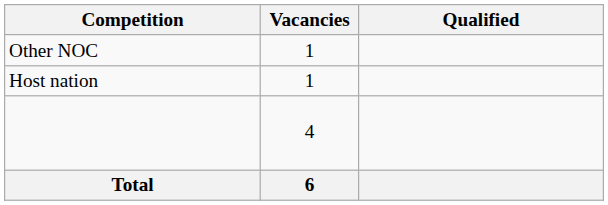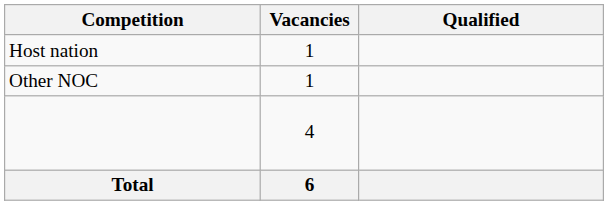rows swapped: (54, 80) <-> (54, 50)
